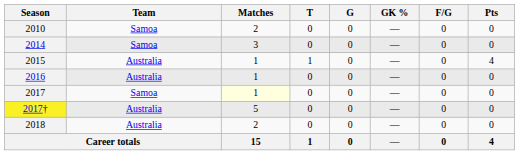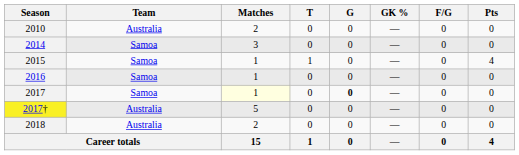(144, 29) Samoa -> (144, 29) Australia
(144, 61) Australia -> (144, 61) Samoa
(144, 77) Australia -> (144, 77) Samoa
(350, 93) normal -> (350, 93) bold
